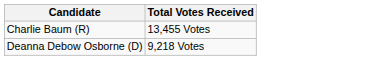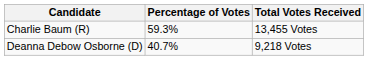+ column: (199, 13)
